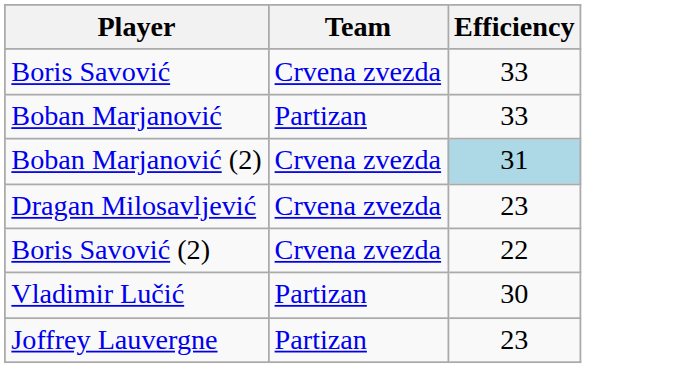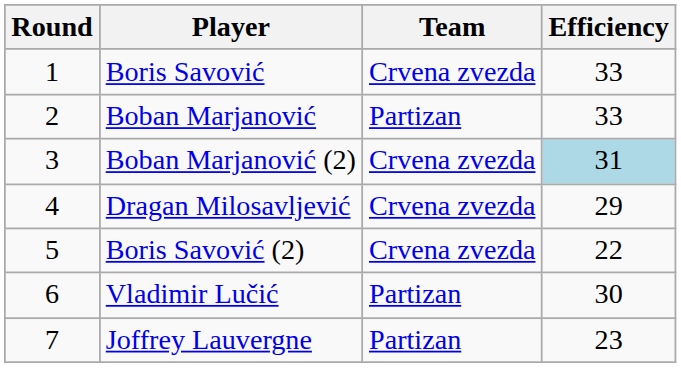+ column: (52, 26)
(514, 205) 23 -> (609, 205) 29
